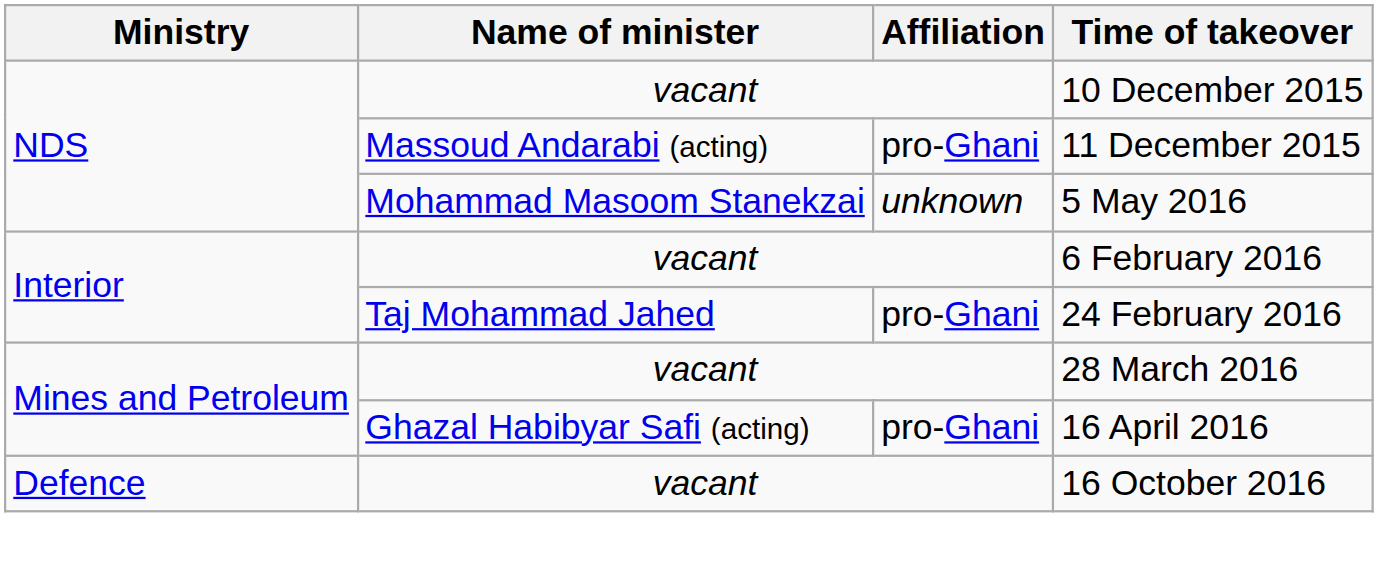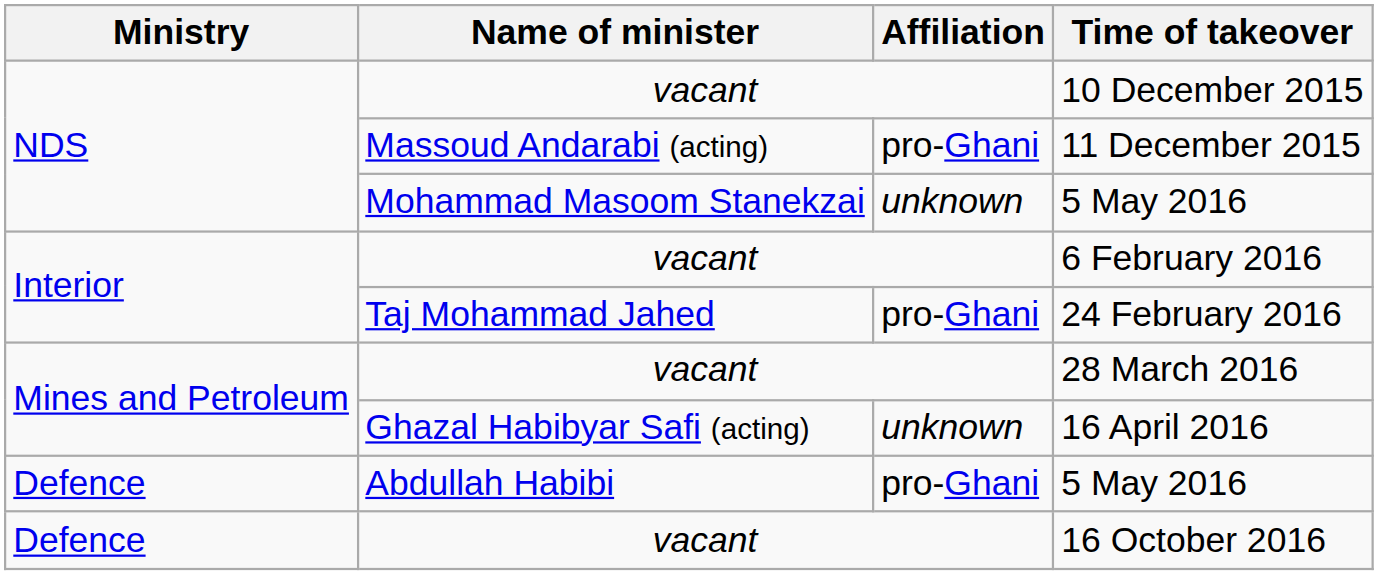(960, 426) pro-Ghani -> (952, 426) unknown
+ row: (490, 483)
